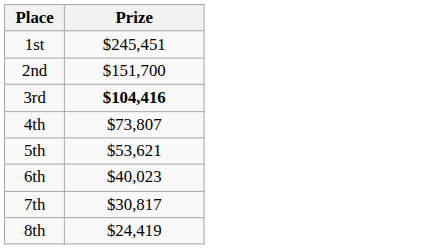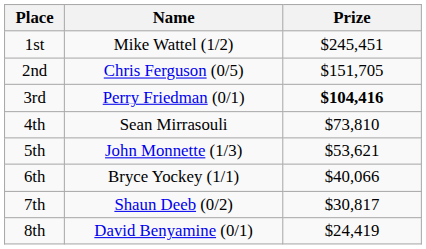+ column: (174, 17)
(134, 71) $151,700 -> (352, 71) $151,705
(134, 124) $73,807 -> (352, 124) $73,810
(134, 177) $40,023 -> (352, 177) $40,066
